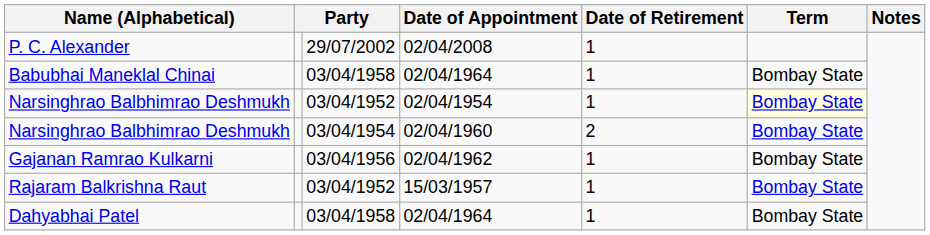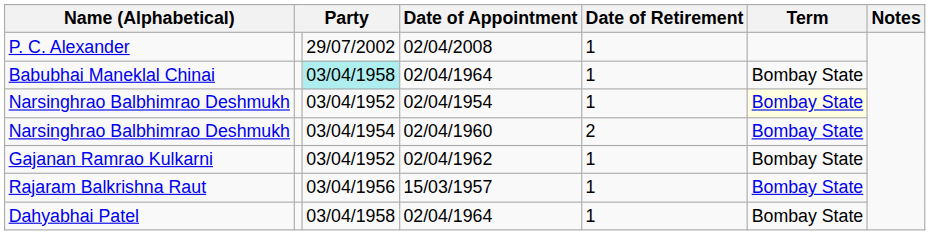(351, 74) no background -> (351, 74) paleturquoise background
(351, 159) 03/04/1956 -> (351, 159) 03/04/1952
(351, 187) 03/04/1952 -> (351, 187) 03/04/1956
